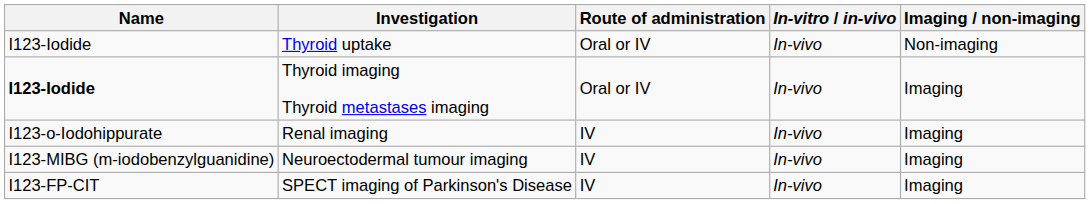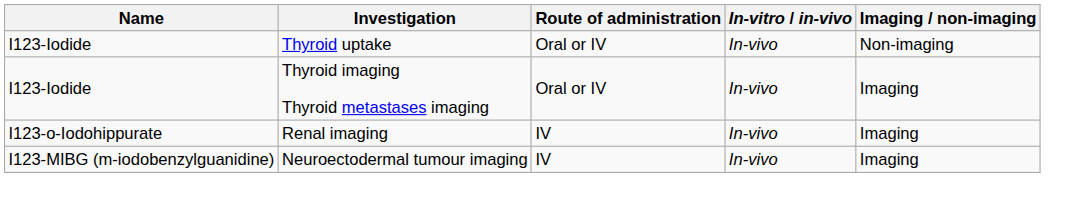(52, 89) bold -> (50, 89) normal
- row: (427, 186)
